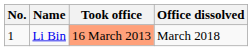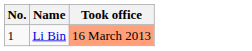- column: (201, 14)
